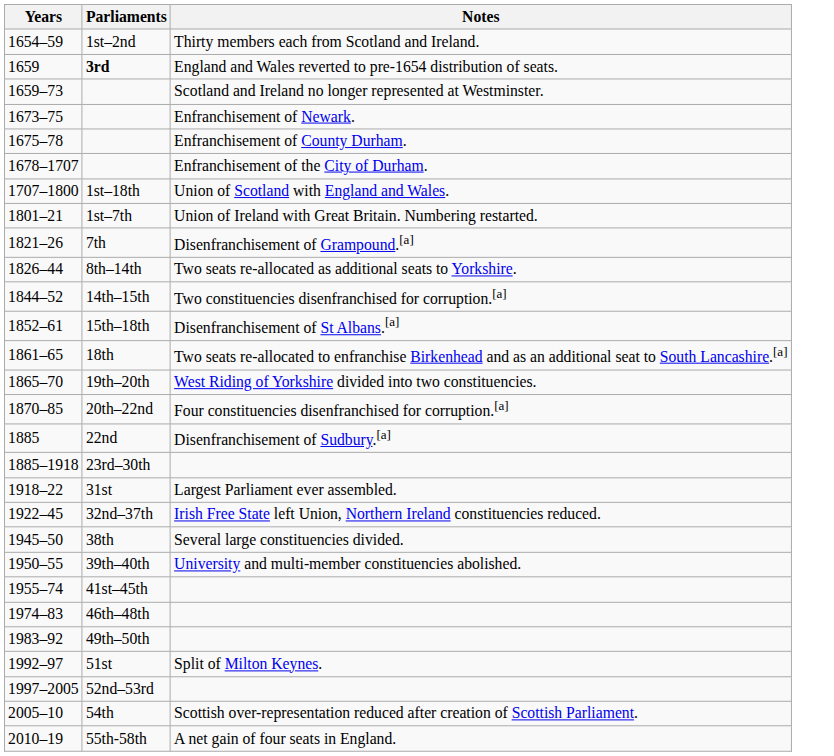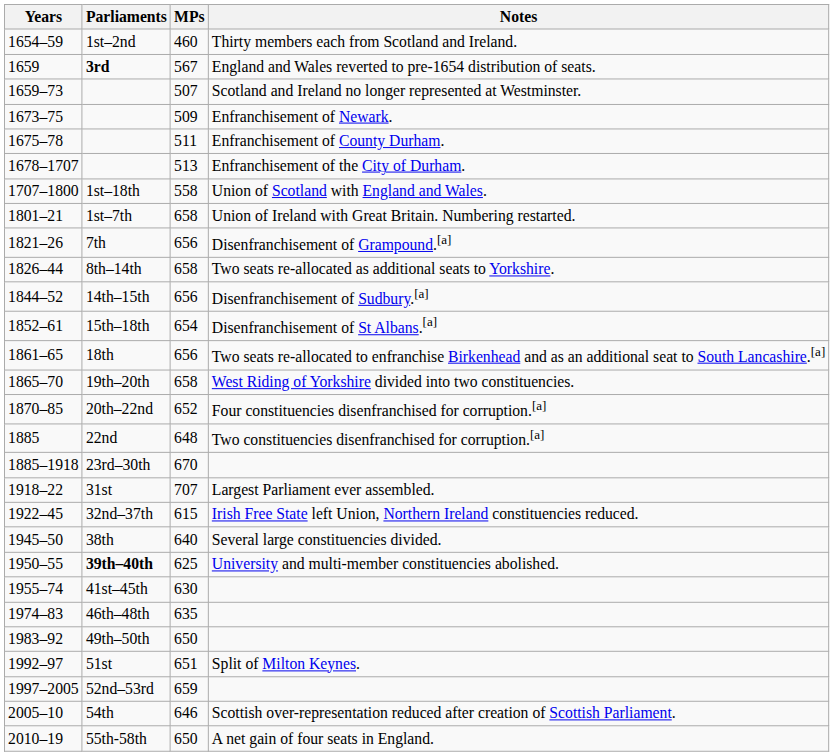+ column: (189, 16)
(340, 296) Two constituencies disenfranchised for corruption.[a] -> (320, 296) Disenfranchisement of Sudbury.[a]
(283, 438) Disenfranchisement of Sudbury.[a] -> (378, 438) Two constituencies disenfranchised for corruption.[a]
(118, 564) normal -> (119, 564) bold
